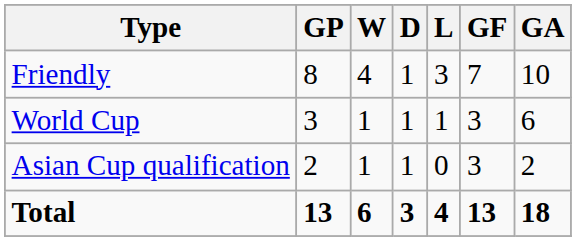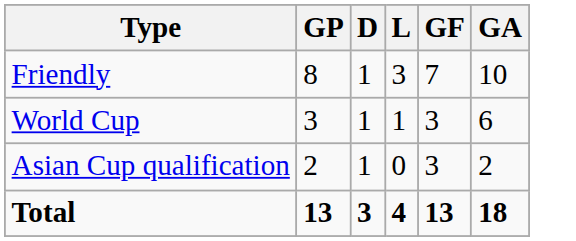- column: (372, 27)
